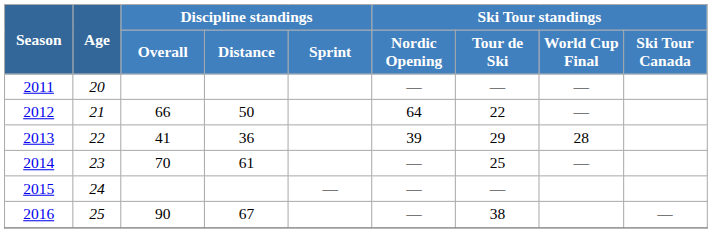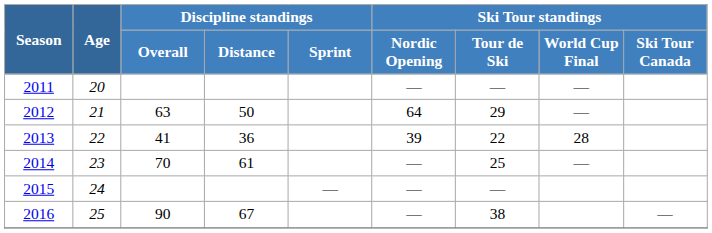(163, 112) 66 -> (163, 112) 63
(498, 112) 22 -> (498, 112) 29
(498, 138) 29 -> (498, 138) 22
